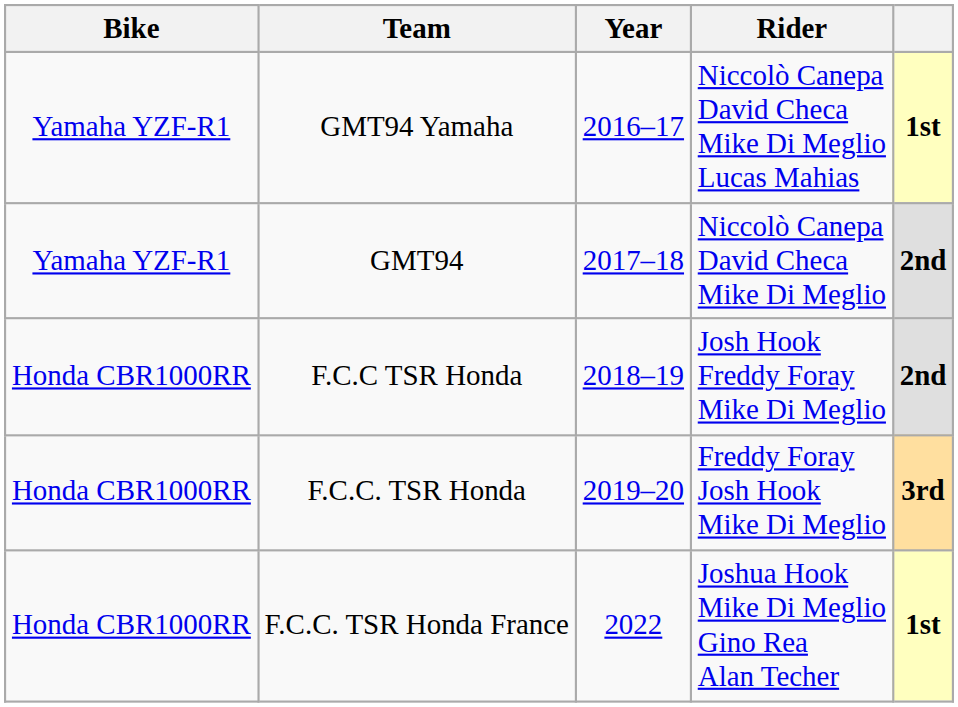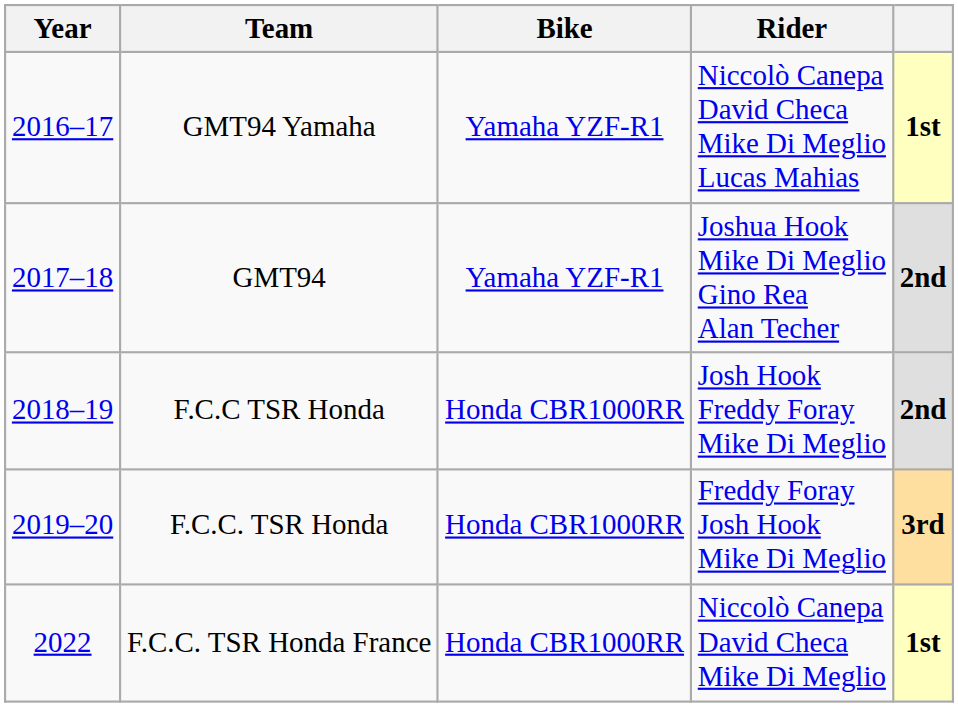columns swapped: (633, 27) <-> (131, 27)
(792, 259) Niccolò Canepa David Checa Mike Di Meglio -> (792, 276) Joshua Hook Mike Di Meglio Gino Rea Alan Techer
(792, 624) Joshua Hook Mike Di Meglio Gino Rea Alan Techer -> (792, 641) Niccolò Canepa David Checa Mike Di Meglio
